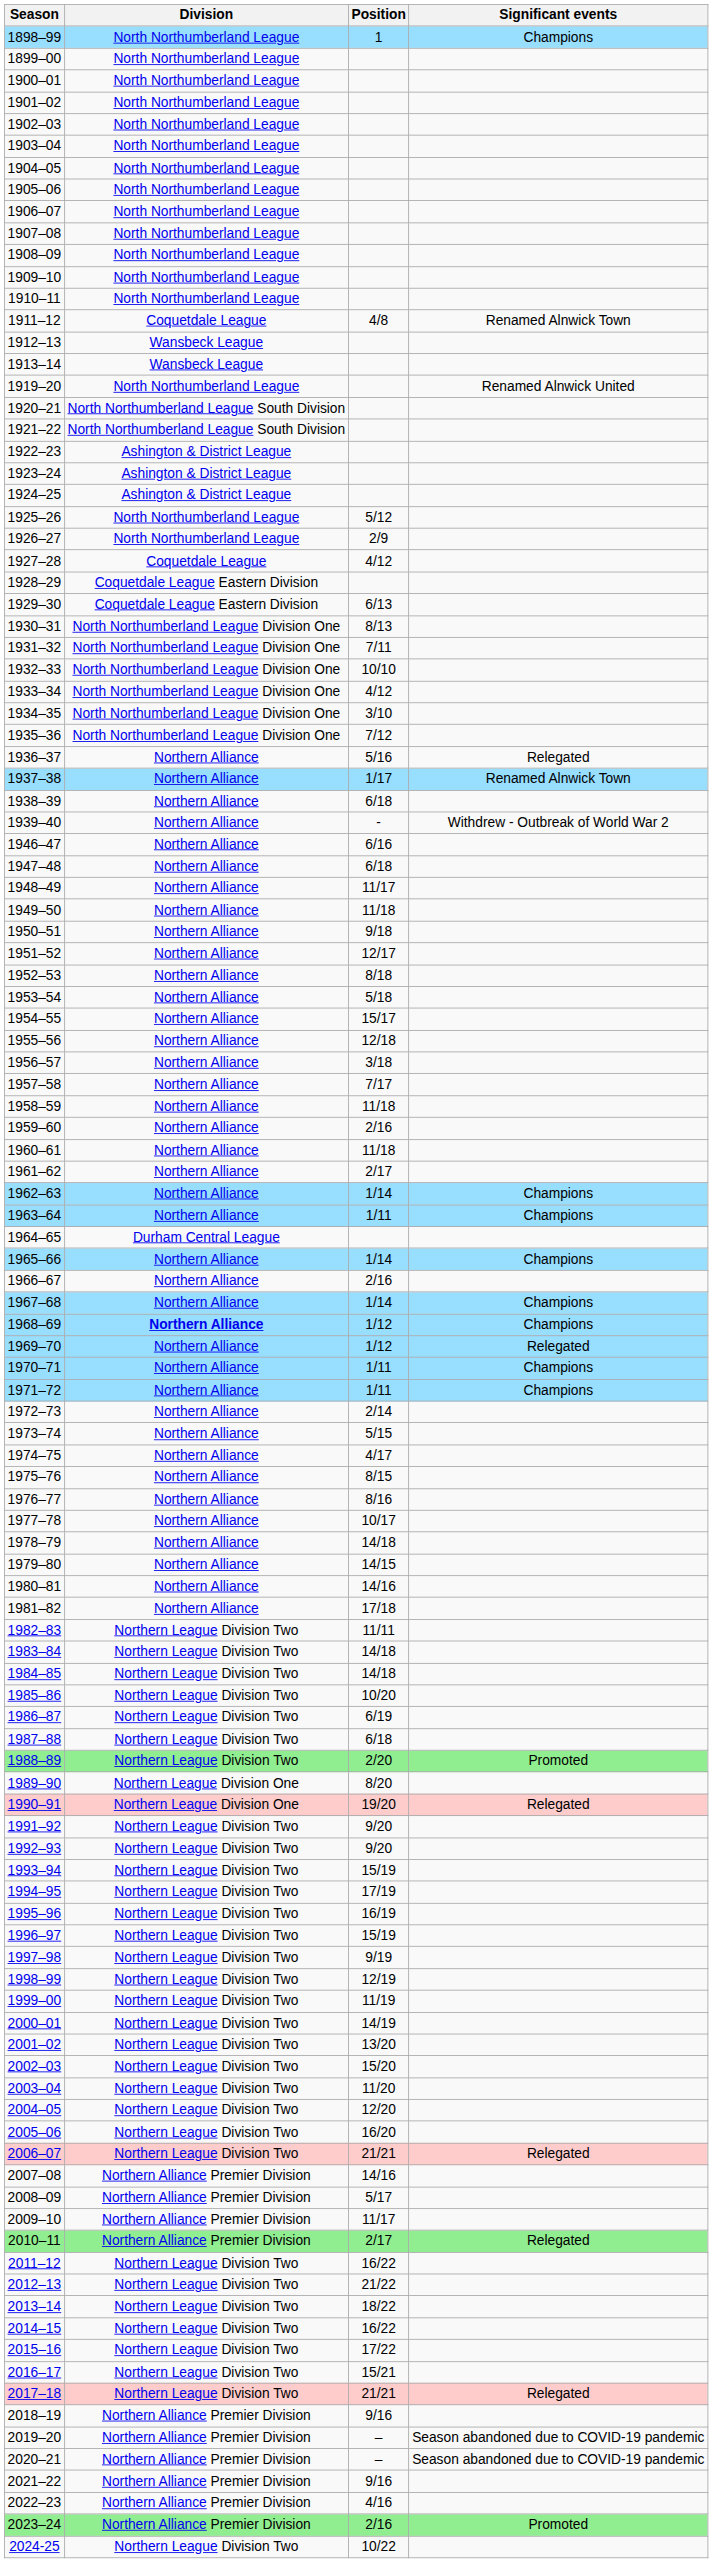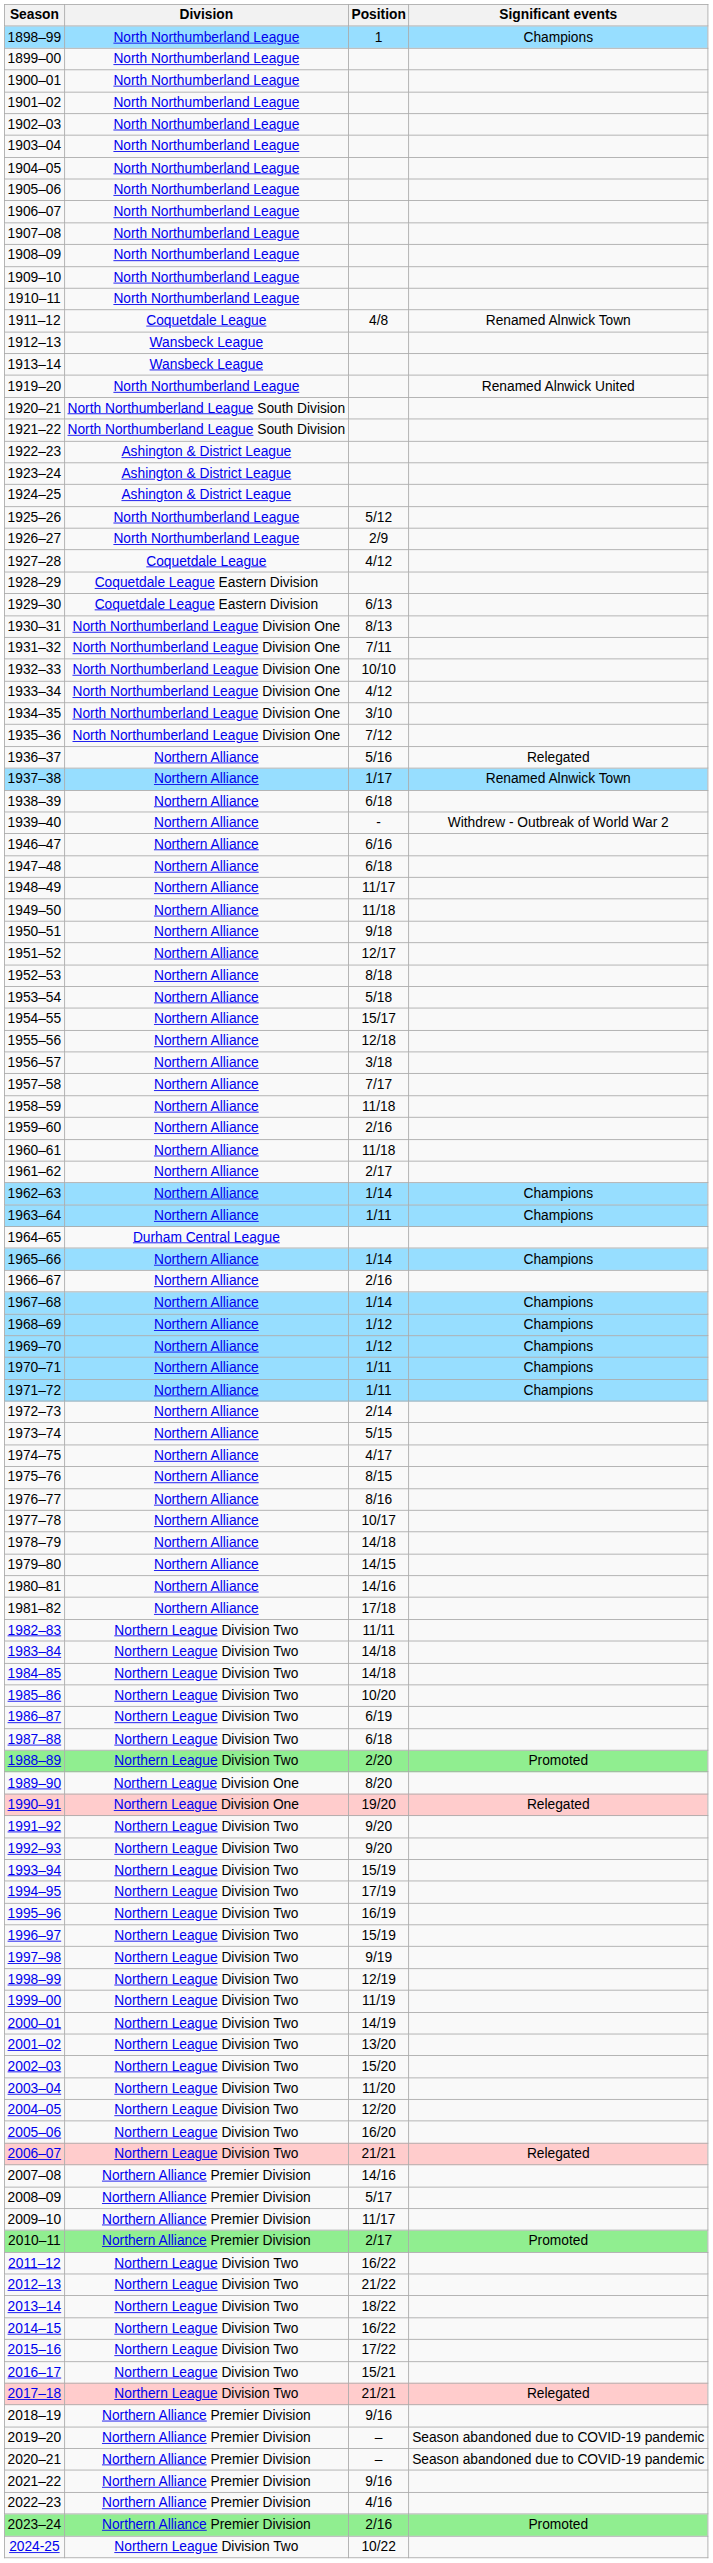(206, 1324) bold -> (206, 1324) normal
(558, 1346) Relegated -> (558, 1346) Champions
(558, 2241) Relegated -> (558, 2241) Promoted
